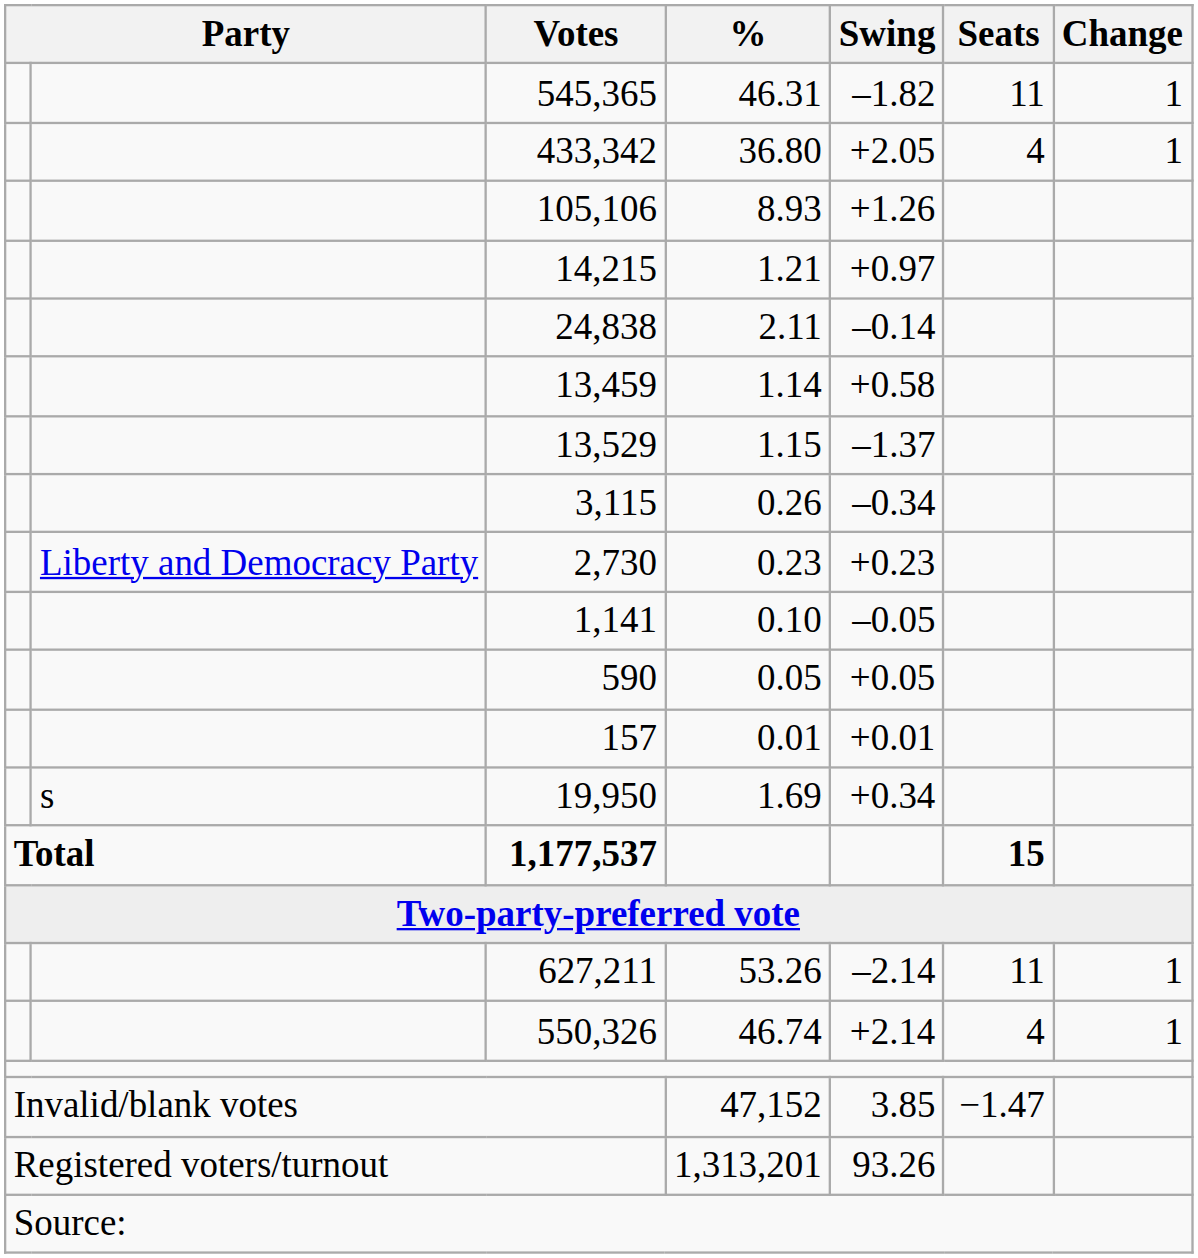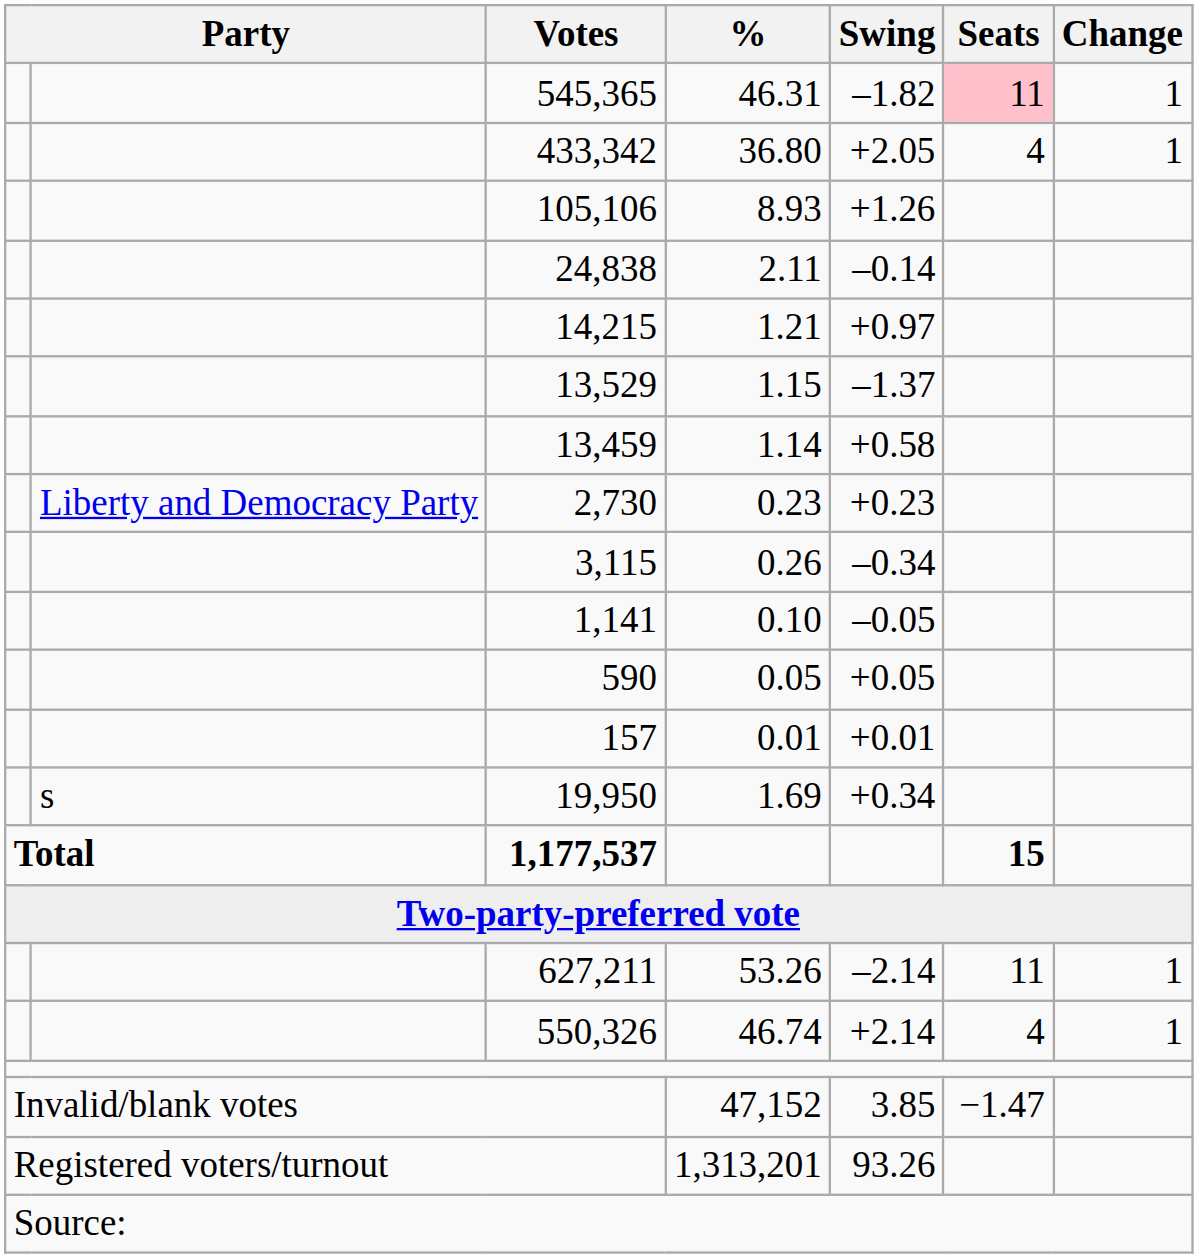(1027, 92) no background -> (1027, 92) pink background
rows swapped: (606, 326) <-> (606, 268)
rows swapped: (606, 444) <-> (606, 385)
rows swapped: (616, 502) <-> (615, 561)
